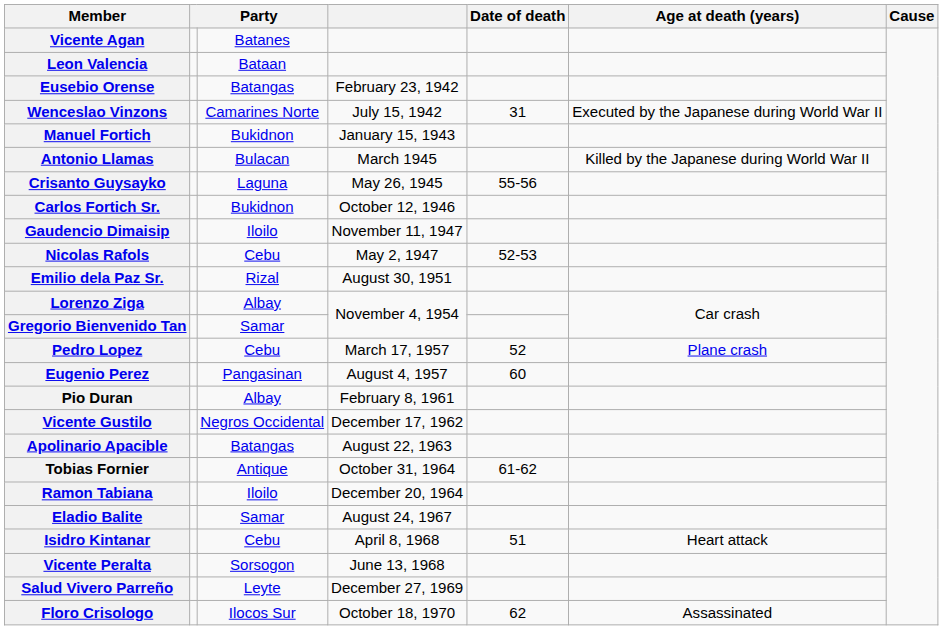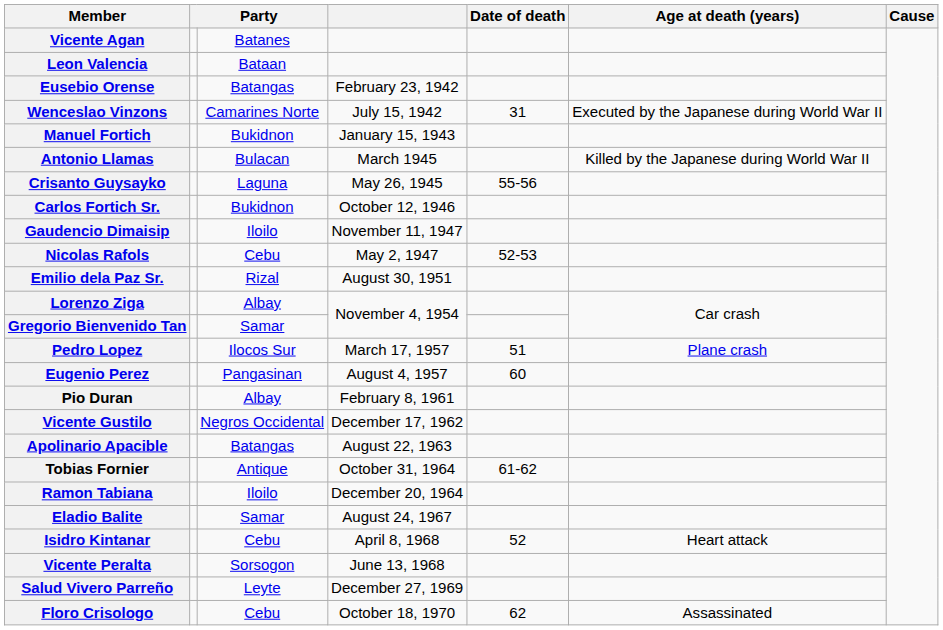(262, 350) Cebu -> (262, 350) Ilocos Sur
(518, 350) 52 -> (518, 350) 51
(518, 541) 51 -> (518, 541) 52
(262, 612) Ilocos Sur -> (262, 612) Cebu
